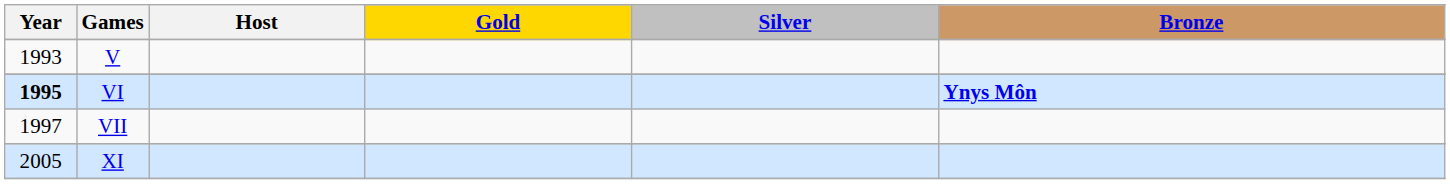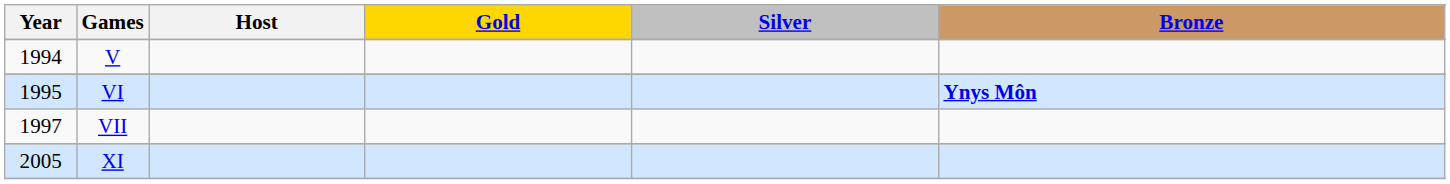(41, 56) 1993 -> (41, 56) 1994
(41, 91) bold -> (41, 91) normal
